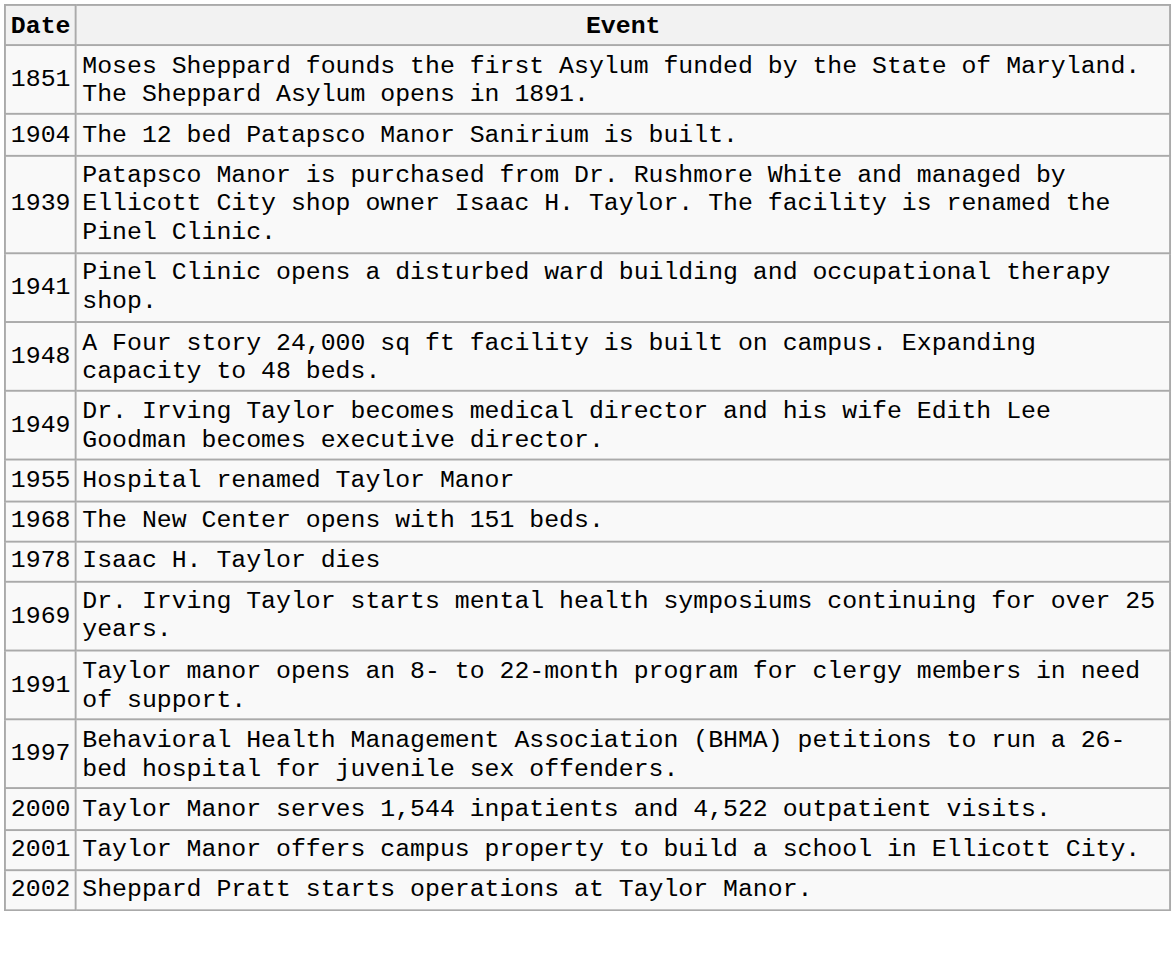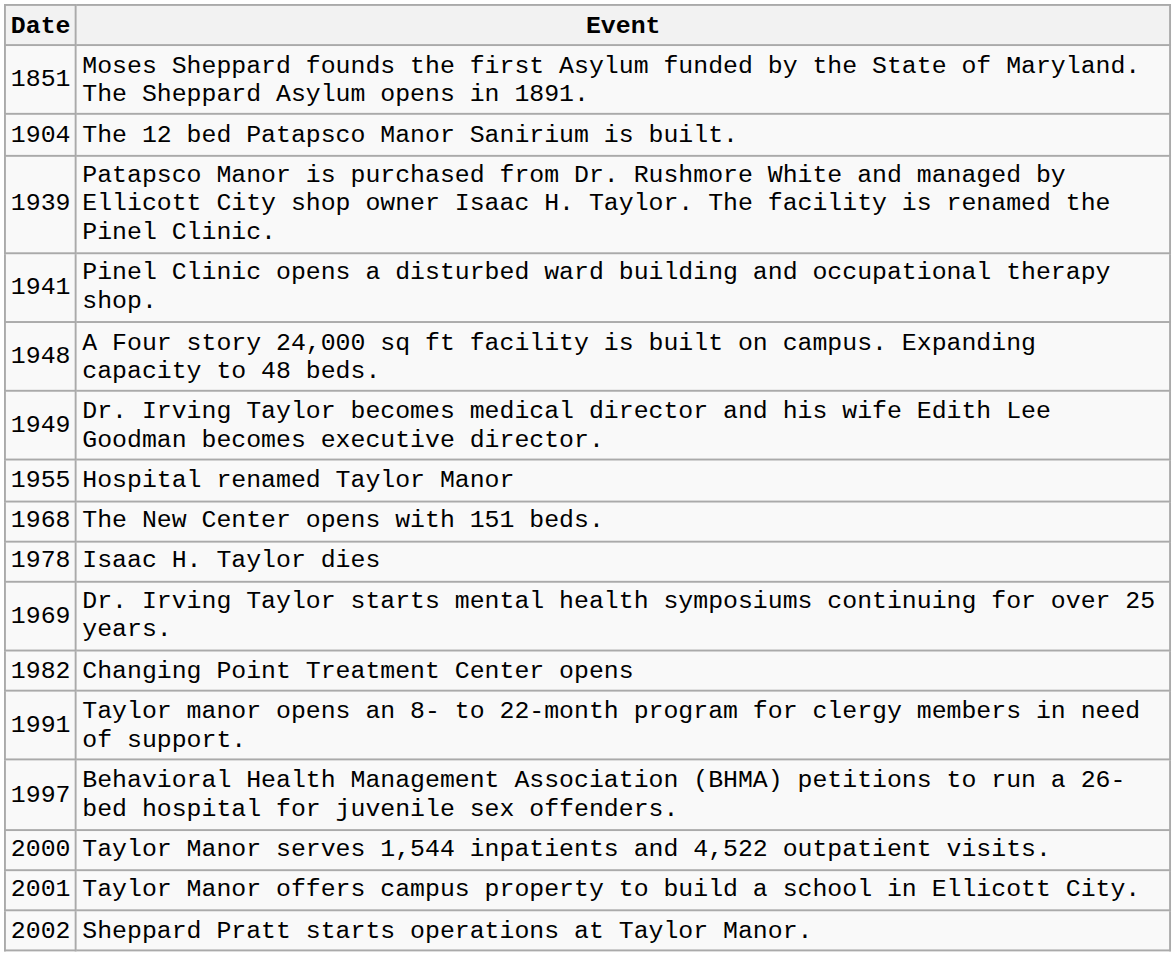+ row: (358, 671)
